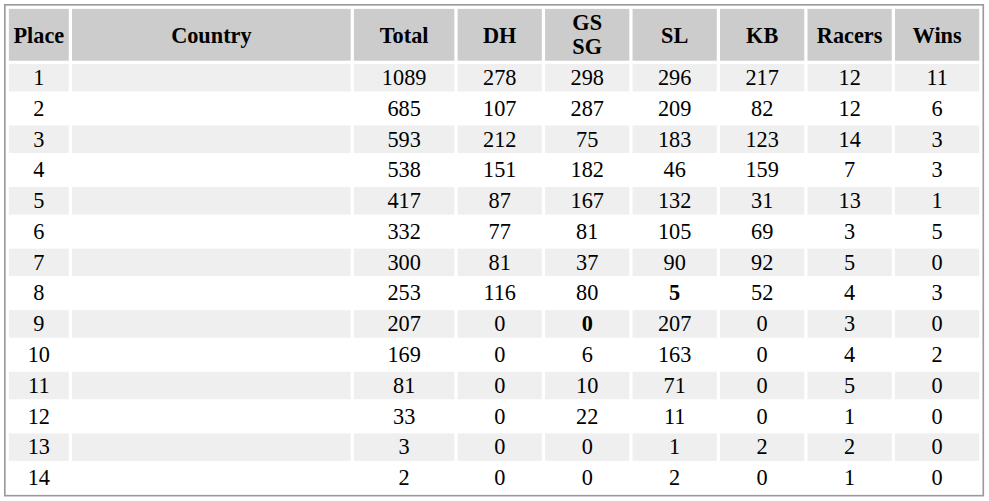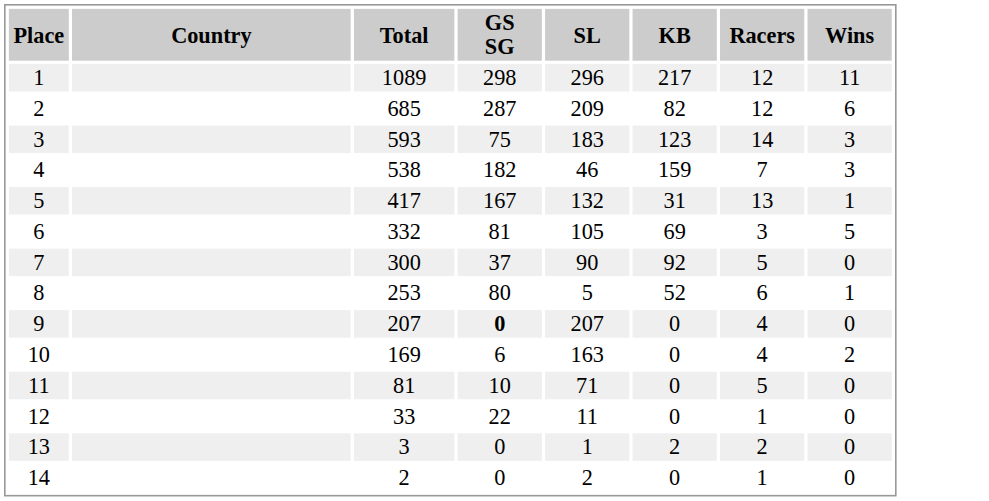- column: (500, 35)
(675, 293) bold -> (587, 293) normal
(850, 293) 4 -> (762, 293) 6
(937, 293) 3 -> (850, 293) 1
(850, 324) 3 -> (762, 324) 4
